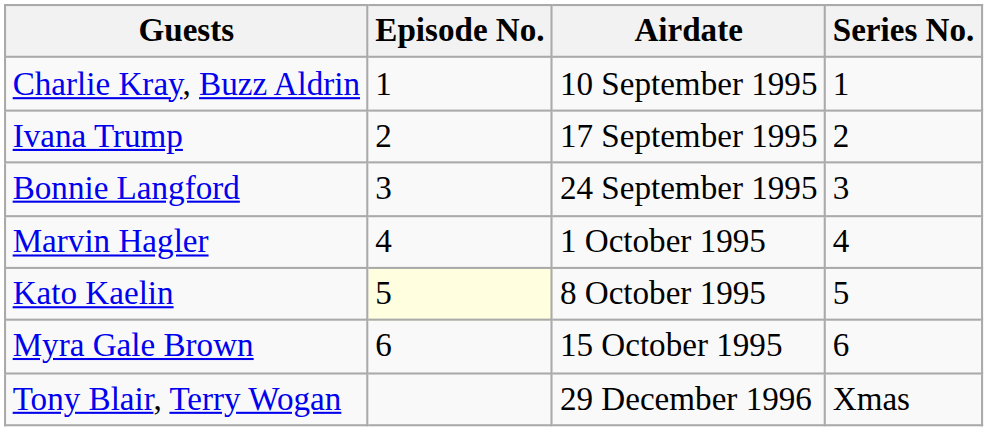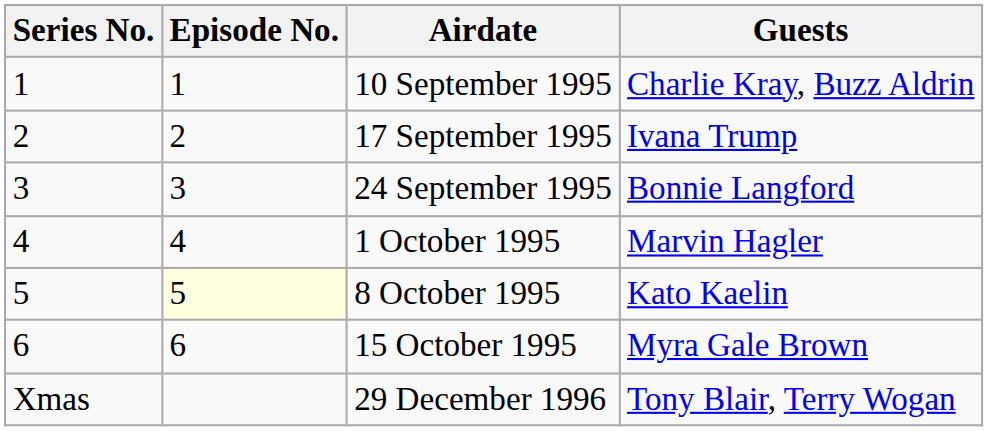columns swapped: (904, 30) <-> (186, 30)
